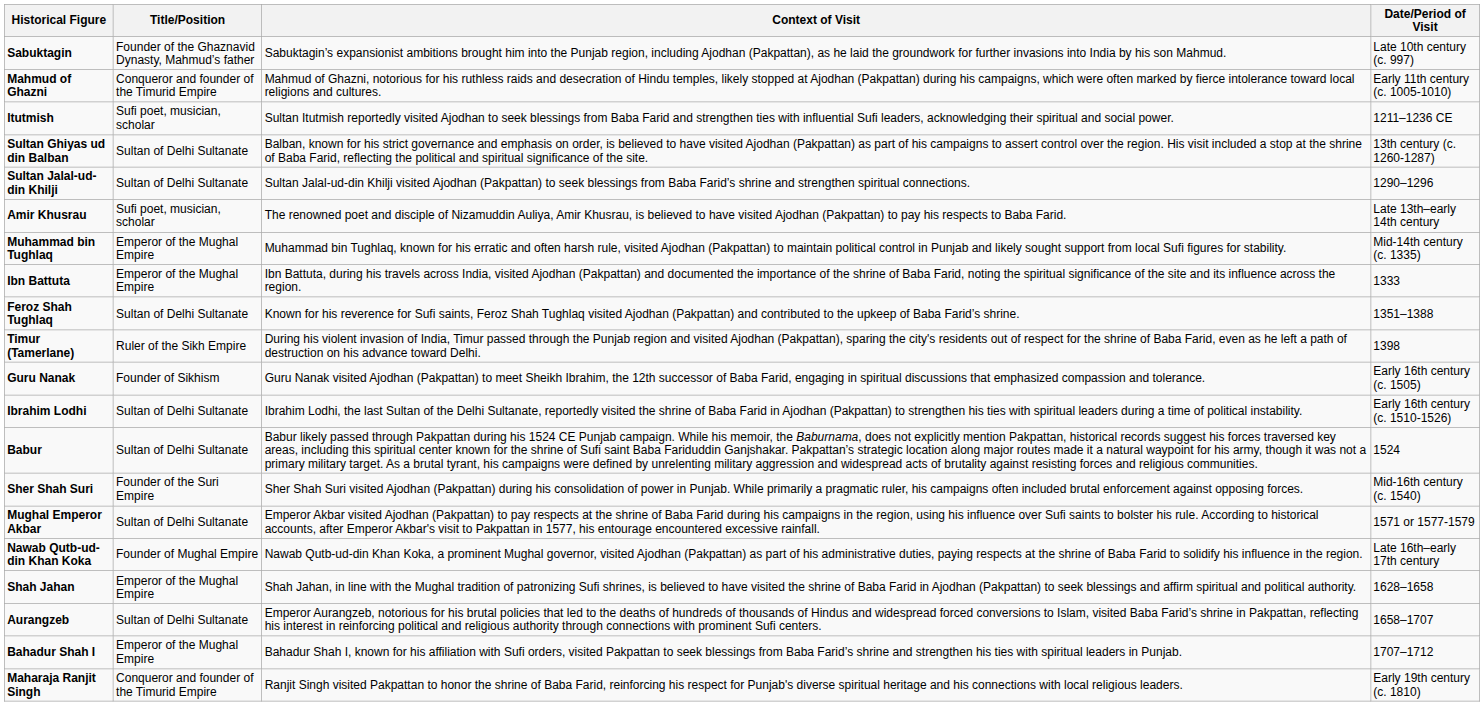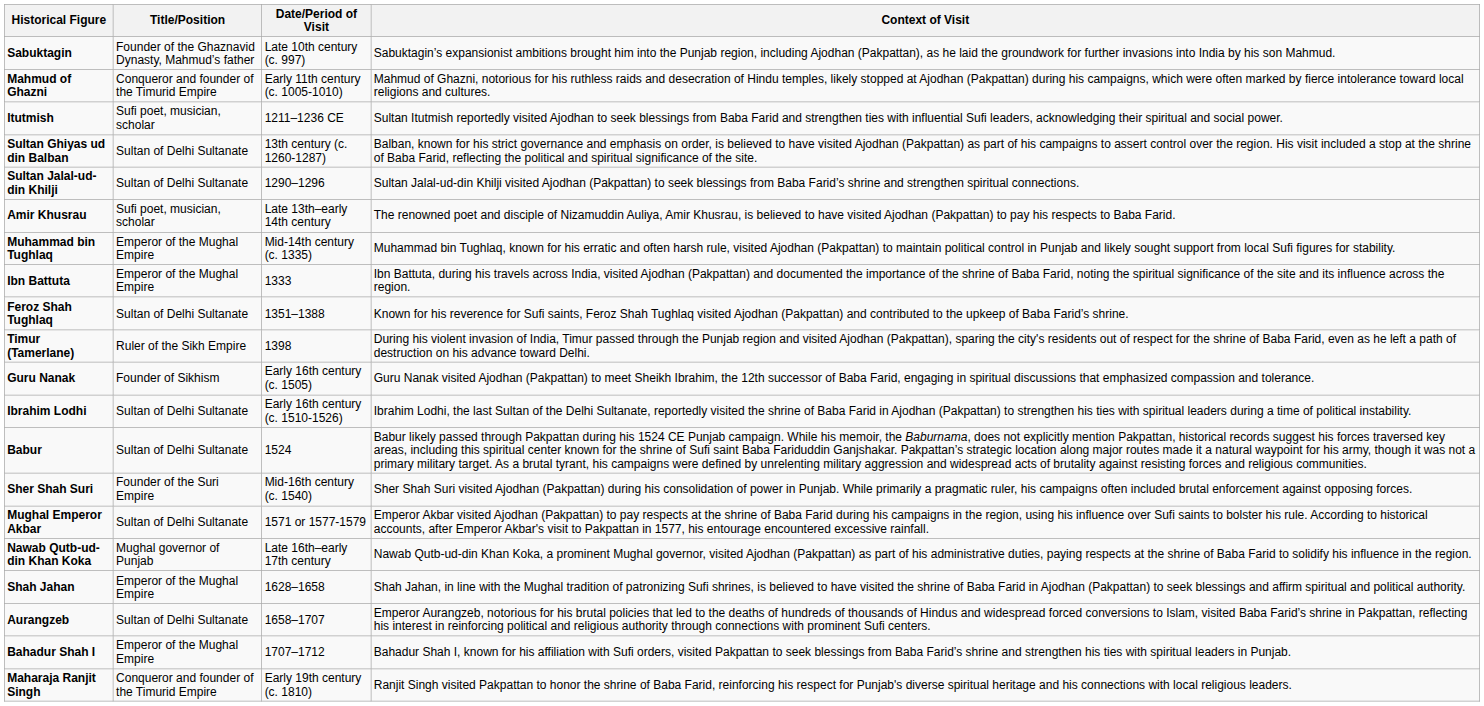columns swapped: (1425, 20) <-> (816, 20)
(187, 554) Founder of Mughal Empire -> (168, 554) Mughal governor of Punjab
